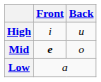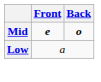- row: (19, 31)
(81, 49) normal -> (79, 31) bold
